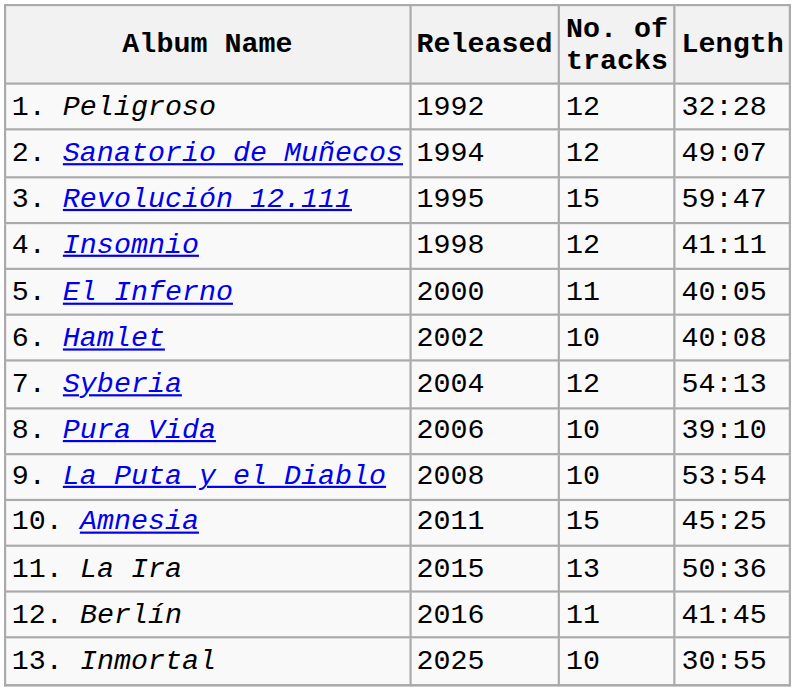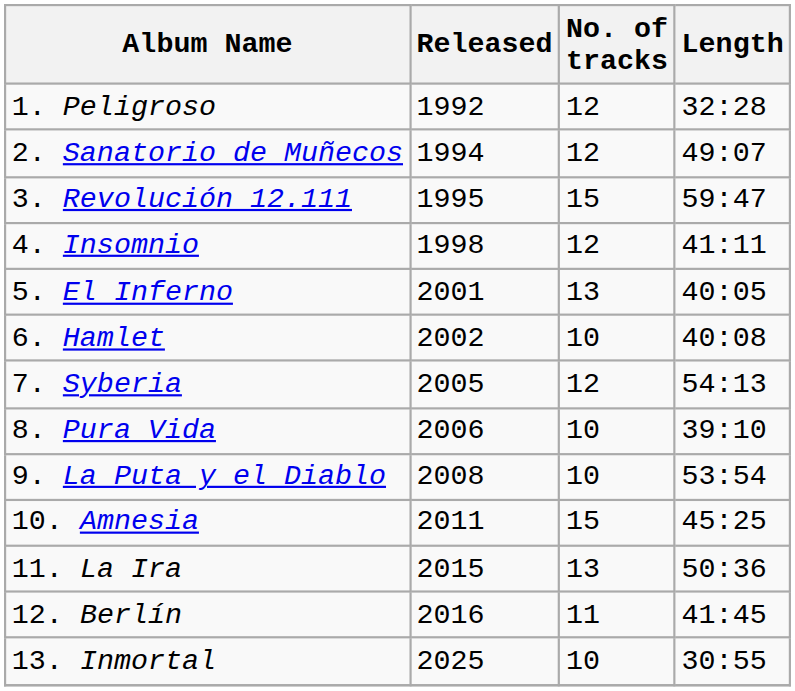(451, 292) 2000 -> (451, 292) 2001
(583, 292) 11 -> (583, 292) 13
(451, 384) 2004 -> (451, 384) 2005
